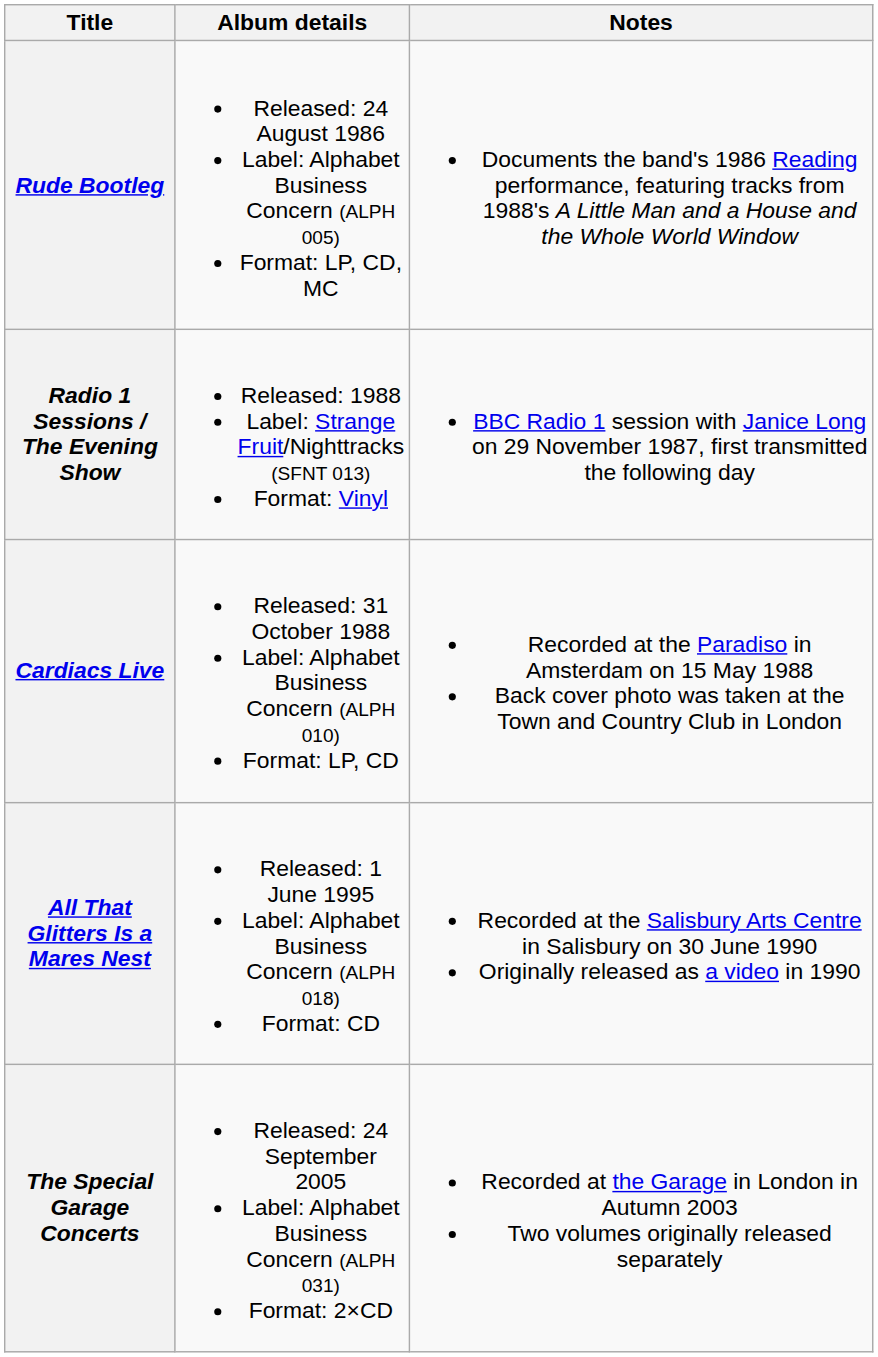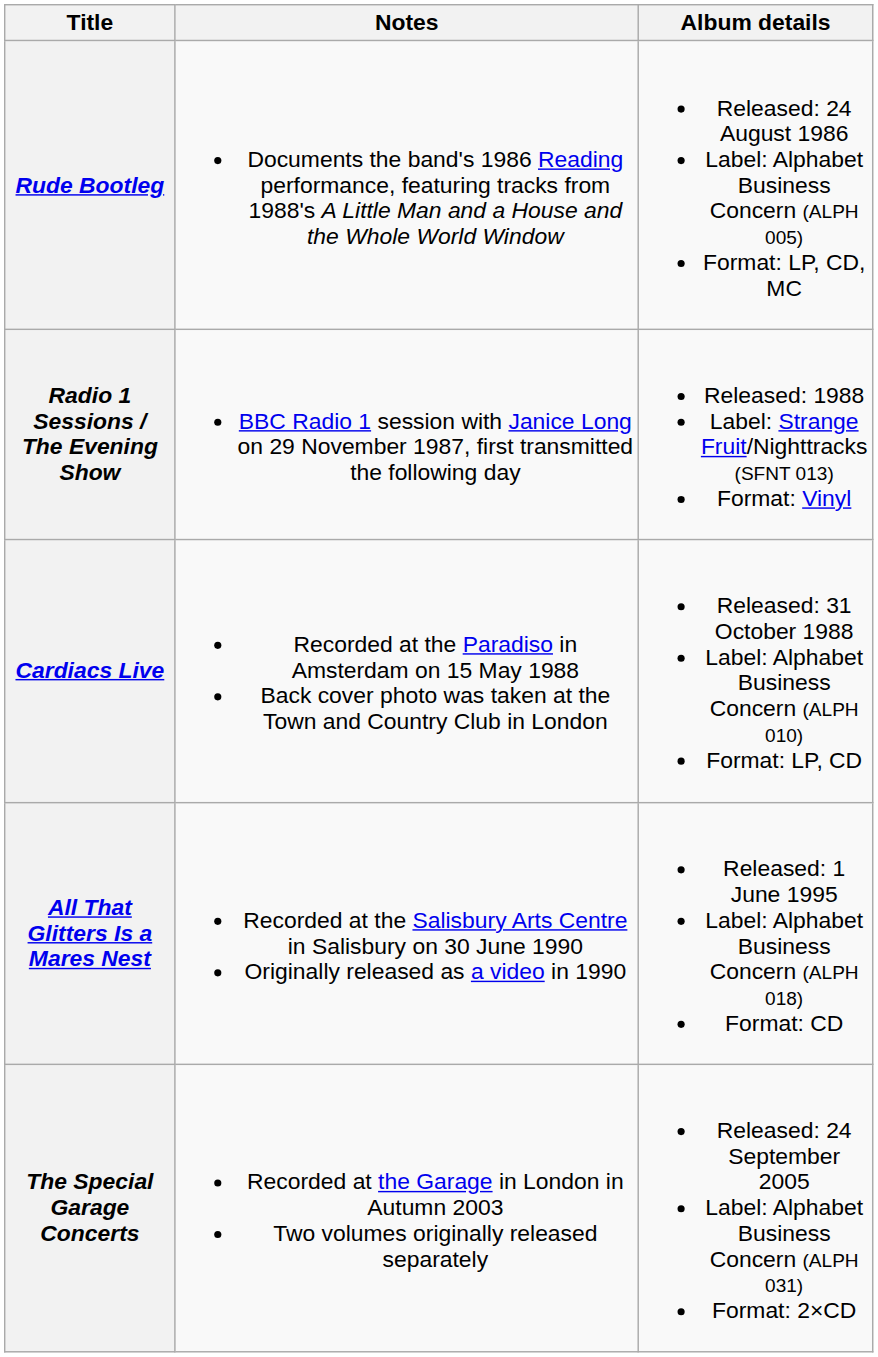columns swapped: (292, 22) <-> (641, 22)
